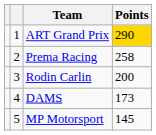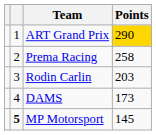(125, 77) 200 -> (125, 77) 203
(17, 118) normal -> (17, 118) bold
